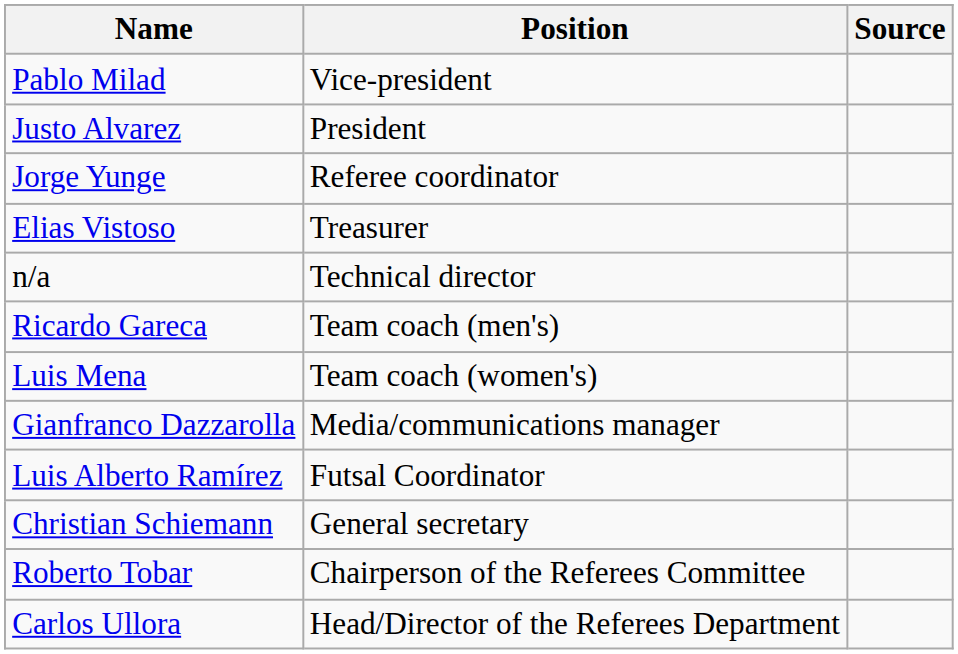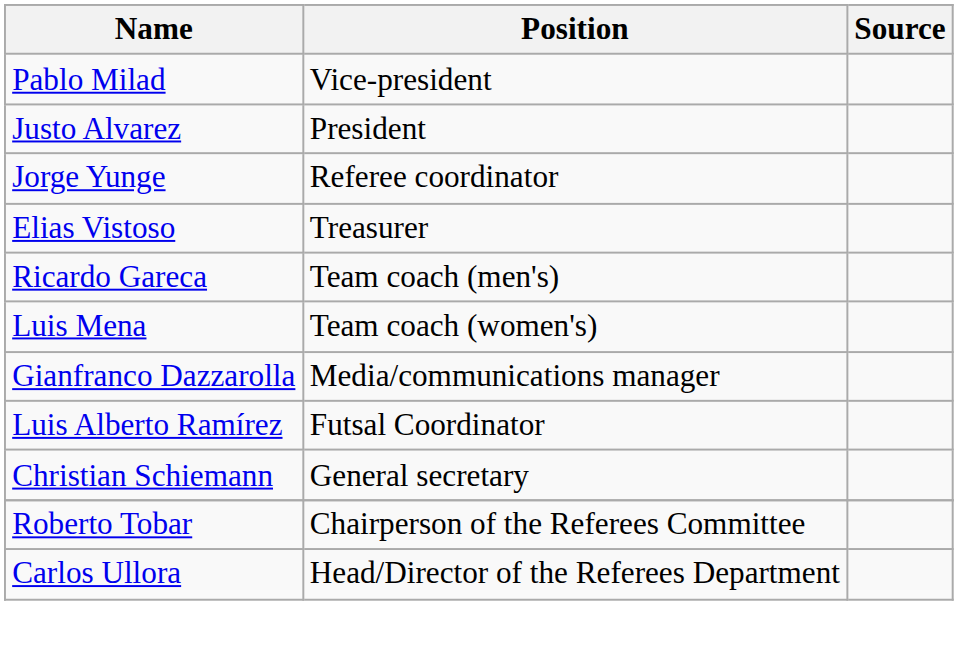- row: (31, 276)
